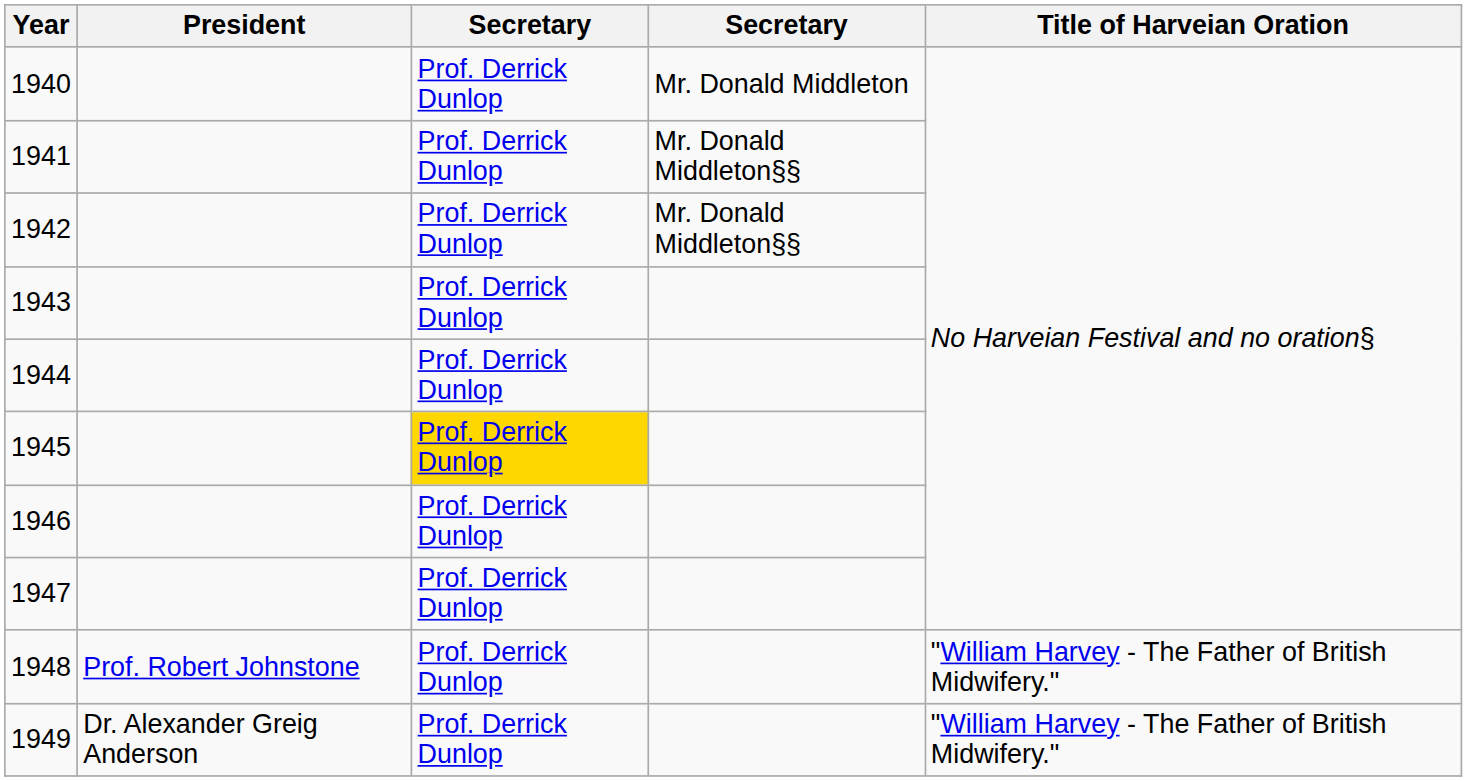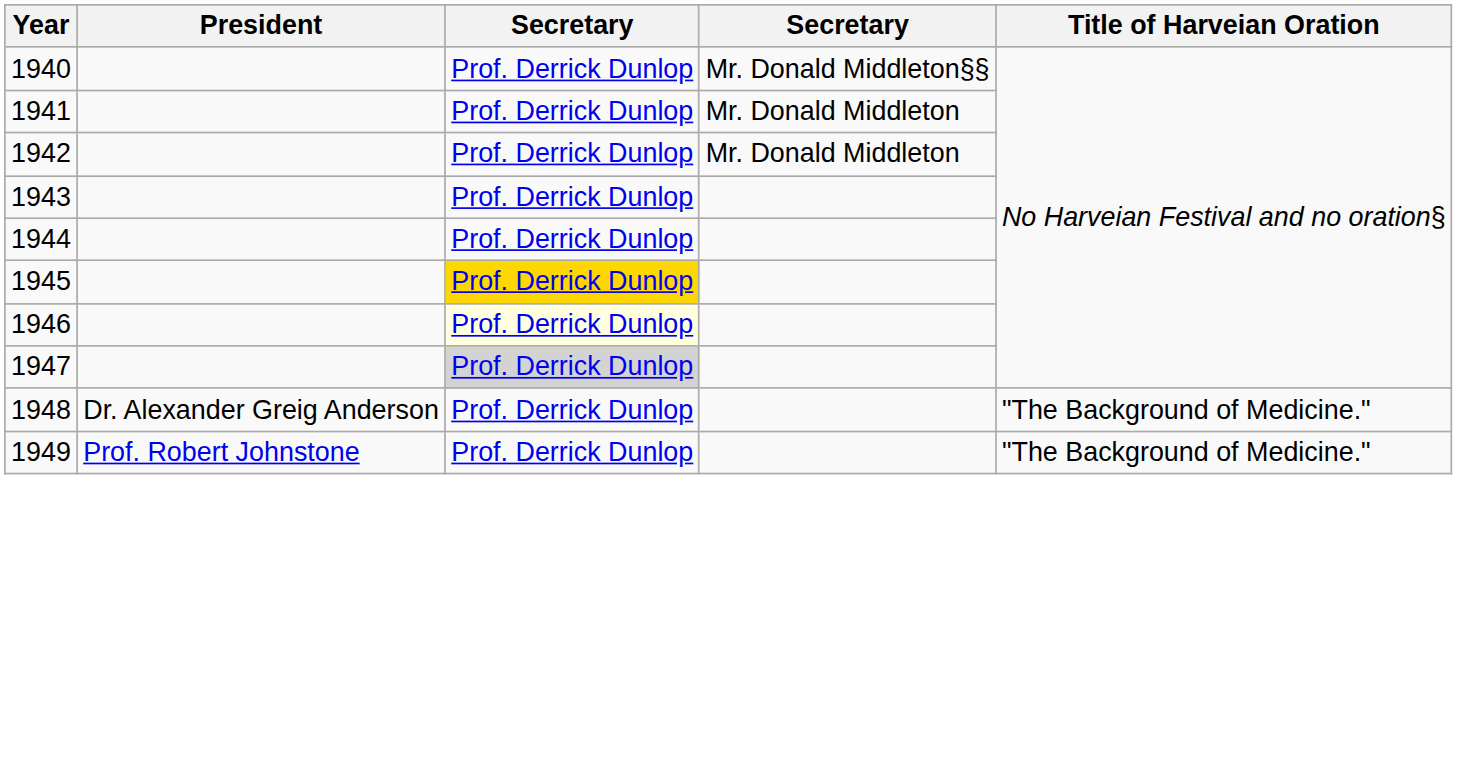(782, 83) Mr. Donald Middleton -> (848, 68) Mr. Donald Middleton§§
(728, 156) Mr. Donald Middleton§§ -> (833, 111) Mr. Donald Middleton
(728, 229) Mr. Donald Middleton§§ -> (833, 153) Mr. Donald Middleton
(492, 520) no background -> (572, 324) lightyellow background
(492, 593) no background -> (572, 366) lightgrey background
(221, 666) Prof. Robert Johnstone -> (261, 409) Dr. Alexander Greig Anderson
(1159, 666) "William Harvey - The Father of British Midwifery." -> (1186, 409) "The Background of Medicine."
(201, 739) Dr. Alexander Greig Anderson -> (221, 452) Prof. Robert Johnstone
(1159, 739) "William Harvey - The Father of British Midwifery." -> (1186, 452) "The Background of Medicine."
